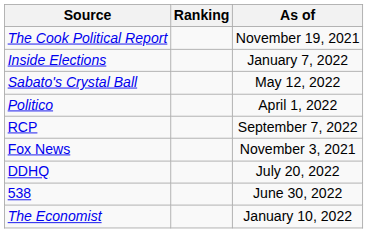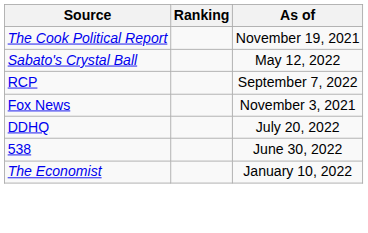- row: (57, 60)
- row: (30, 104)
